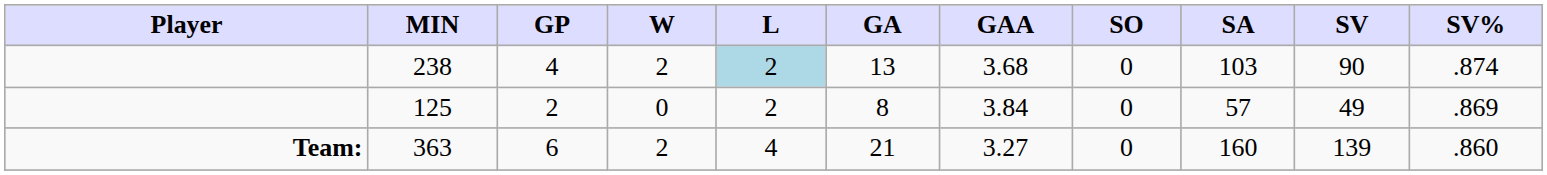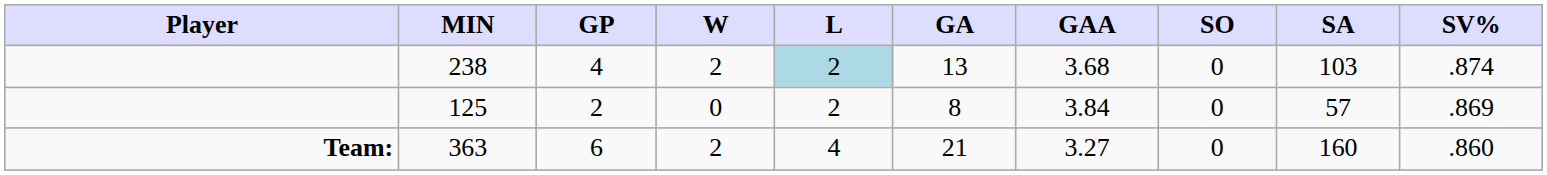- column: (1352, 25)
